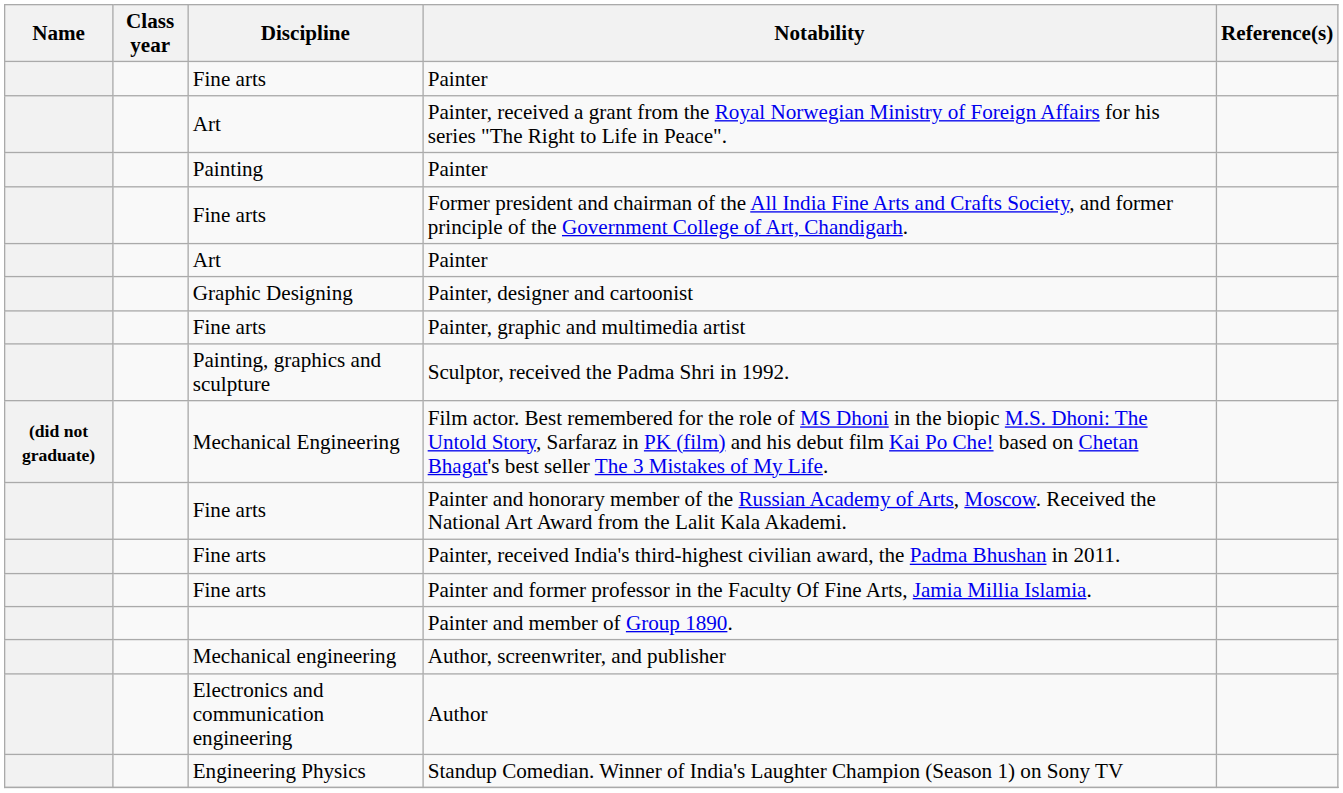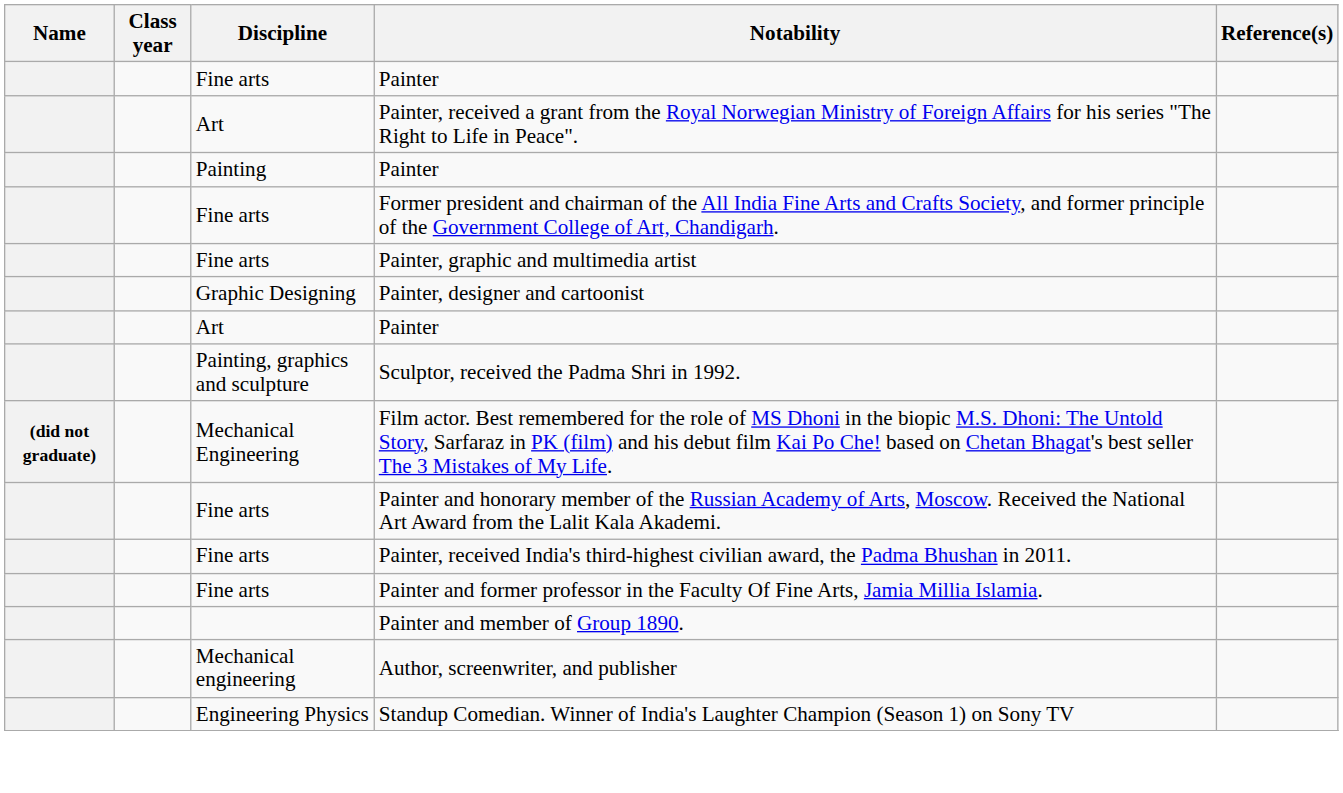rows swapped: (207, 260) <-> (229, 326)
- row: (258, 713)
